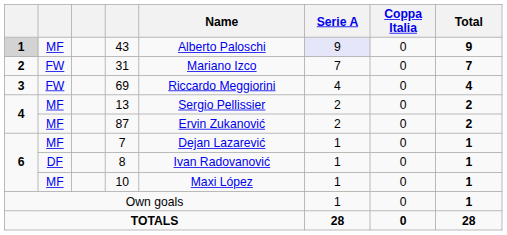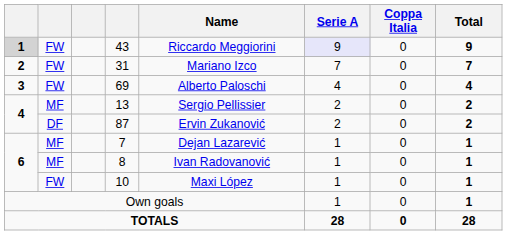(55, 47) MF -> (55, 47) FW
(222, 47) Alberto Paloschi -> (222, 47) Riccardo Meggiorini
(222, 86) Riccardo Meggiorini -> (222, 86) Alberto Paloschi
(55, 124) MF -> (55, 124) DF
(55, 163) DF -> (55, 163) MF
(55, 182) MF -> (55, 182) FW
